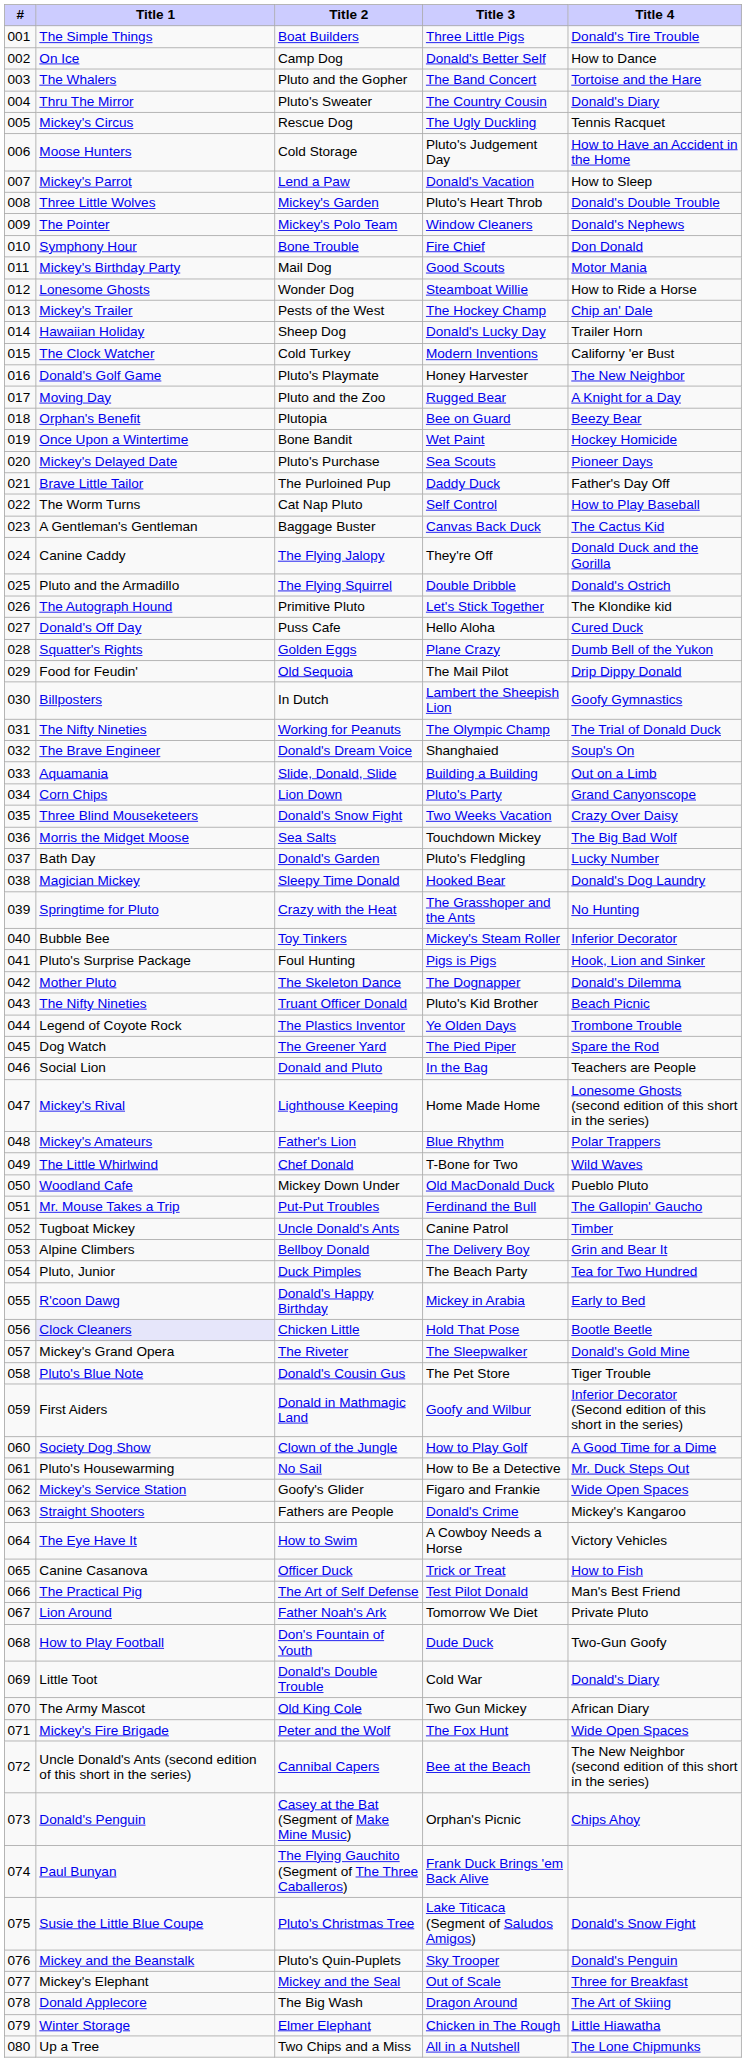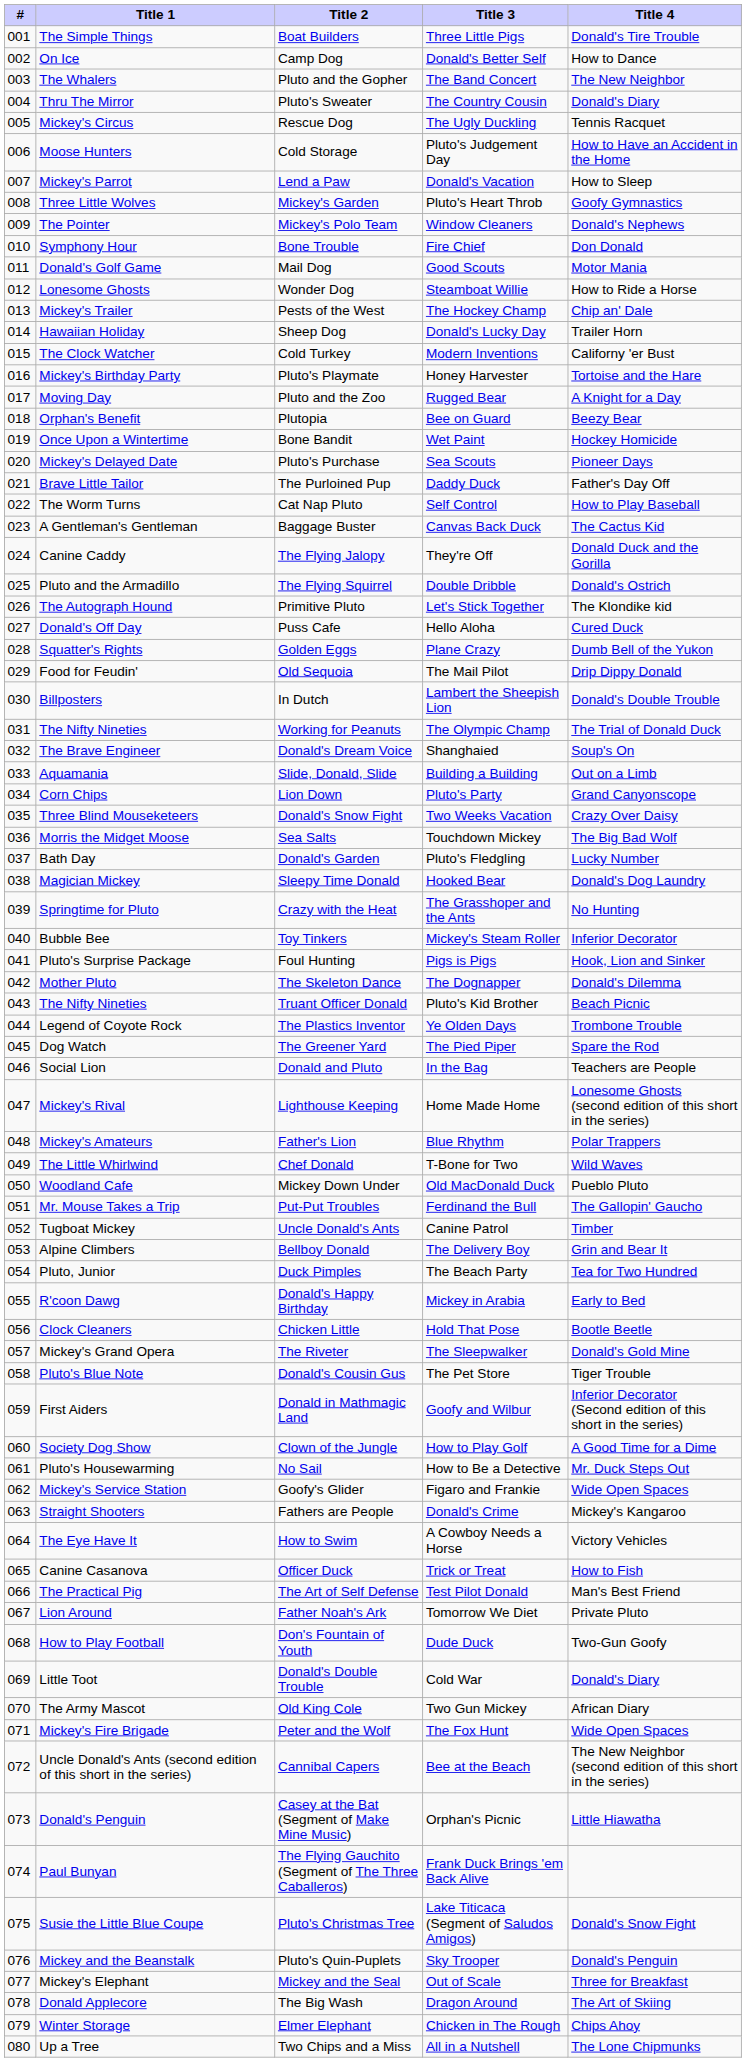(636, 79) Tortoise and the Hare -> (628, 79) The New Neighbor
(646, 203) Donald's Double Trouble -> (627, 203) Goofy Gymnastics
(110, 267) Mickey's Birthday Party -> (100, 267) Donald's Golf Game
(100, 375) Donald's Golf Game -> (110, 375) Mickey's Birthday Party
(628, 375) The New Neighbor -> (636, 375) Tortoise and the Hare
(627, 700) Goofy Gymnastics -> (646, 700) Donald's Double Trouble
(85, 1330) lavender background -> (85, 1330) no background
(606, 1819) Chips Ahoy -> (616, 1819) Little Hiawatha
(616, 2025) Little Hiawatha -> (606, 2025) Chips Ahoy
